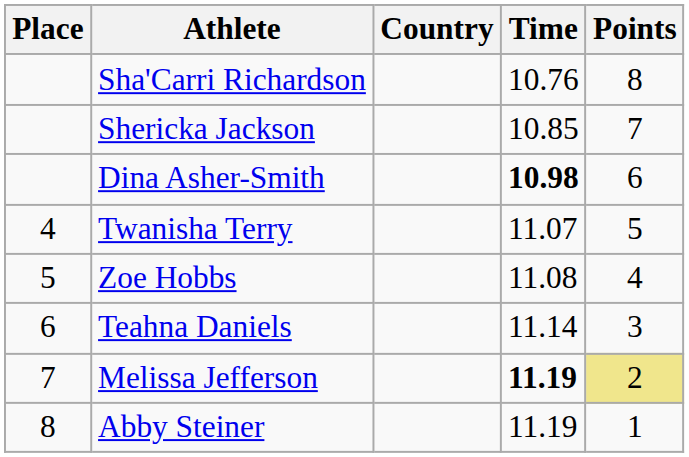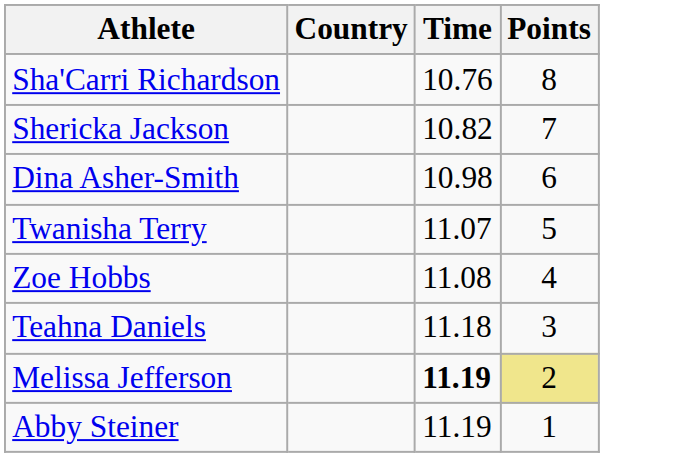- column: (48, 29)
(543, 128) 10.85 -> (457, 128) 10.82
(543, 178) bold -> (457, 178) normal
(543, 327) 11.14 -> (457, 327) 11.18
